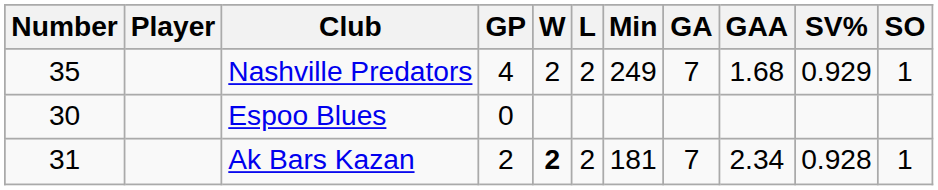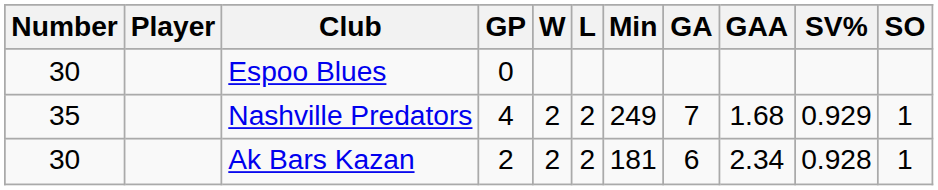rows swapped: (350, 71) <-> (307, 116)
(65, 160) 31 -> (65, 160) 30
(552, 160) bold -> (552, 160) normal
(691, 160) 7 -> (691, 160) 6
